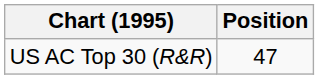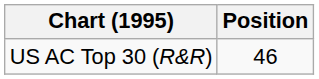(265, 56) 47 -> (265, 56) 46
